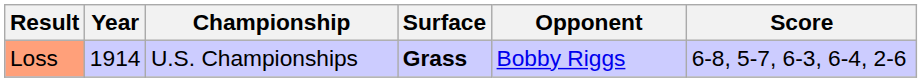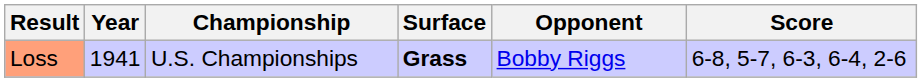(115, 58) 1914 -> (115, 58) 1941
